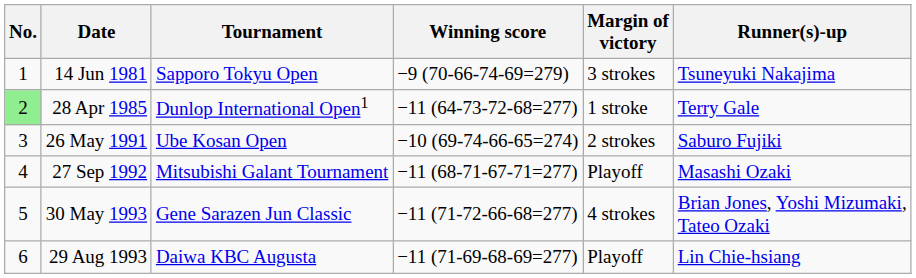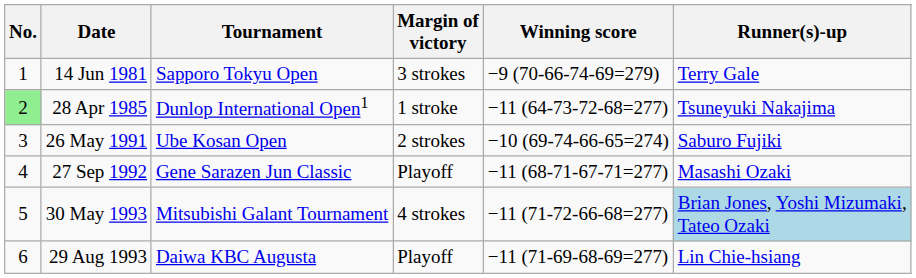columns swapped: (488, 31) <-> (628, 31)
(756, 74) Tsuneyuki Nakajima -> (718, 74) Terry Gale
(718, 107) Terry Gale -> (756, 107) Tsuneyuki Nakajima
(272, 171) Mitsubishi Galant Tournament -> (254, 171) Gene Sarazen Jun Classic
(254, 214) Gene Sarazen Jun Classic -> (272, 214) Mitsubishi Galant Tournament
(792, 214) no background -> (792, 214) lightblue background
